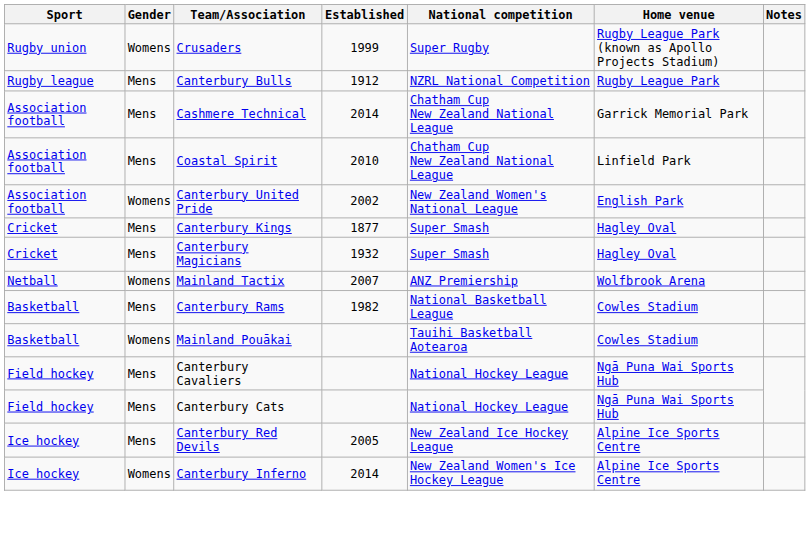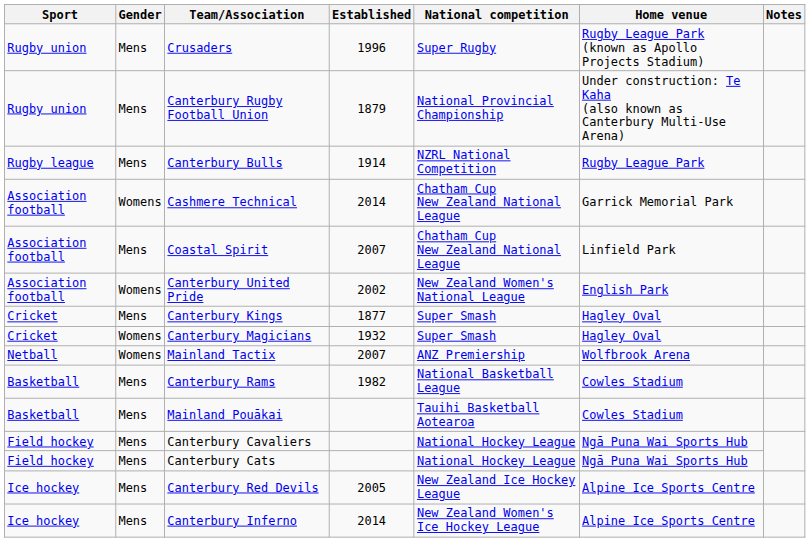(149, 47) Womens -> (133, 47) Mens
(365, 47) 1999 -> (372, 47) 1996
+ row: (225, 108)
(365, 81) 1912 -> (372, 162) 1914
(142, 114) Mens -> (140, 203) Womens
(365, 161) 2010 -> (372, 250) 2007
(142, 254) Mens -> (140, 336) Womens
(149, 340) Womens -> (133, 415) Mens
(149, 473) Womens -> (133, 520) Mens
